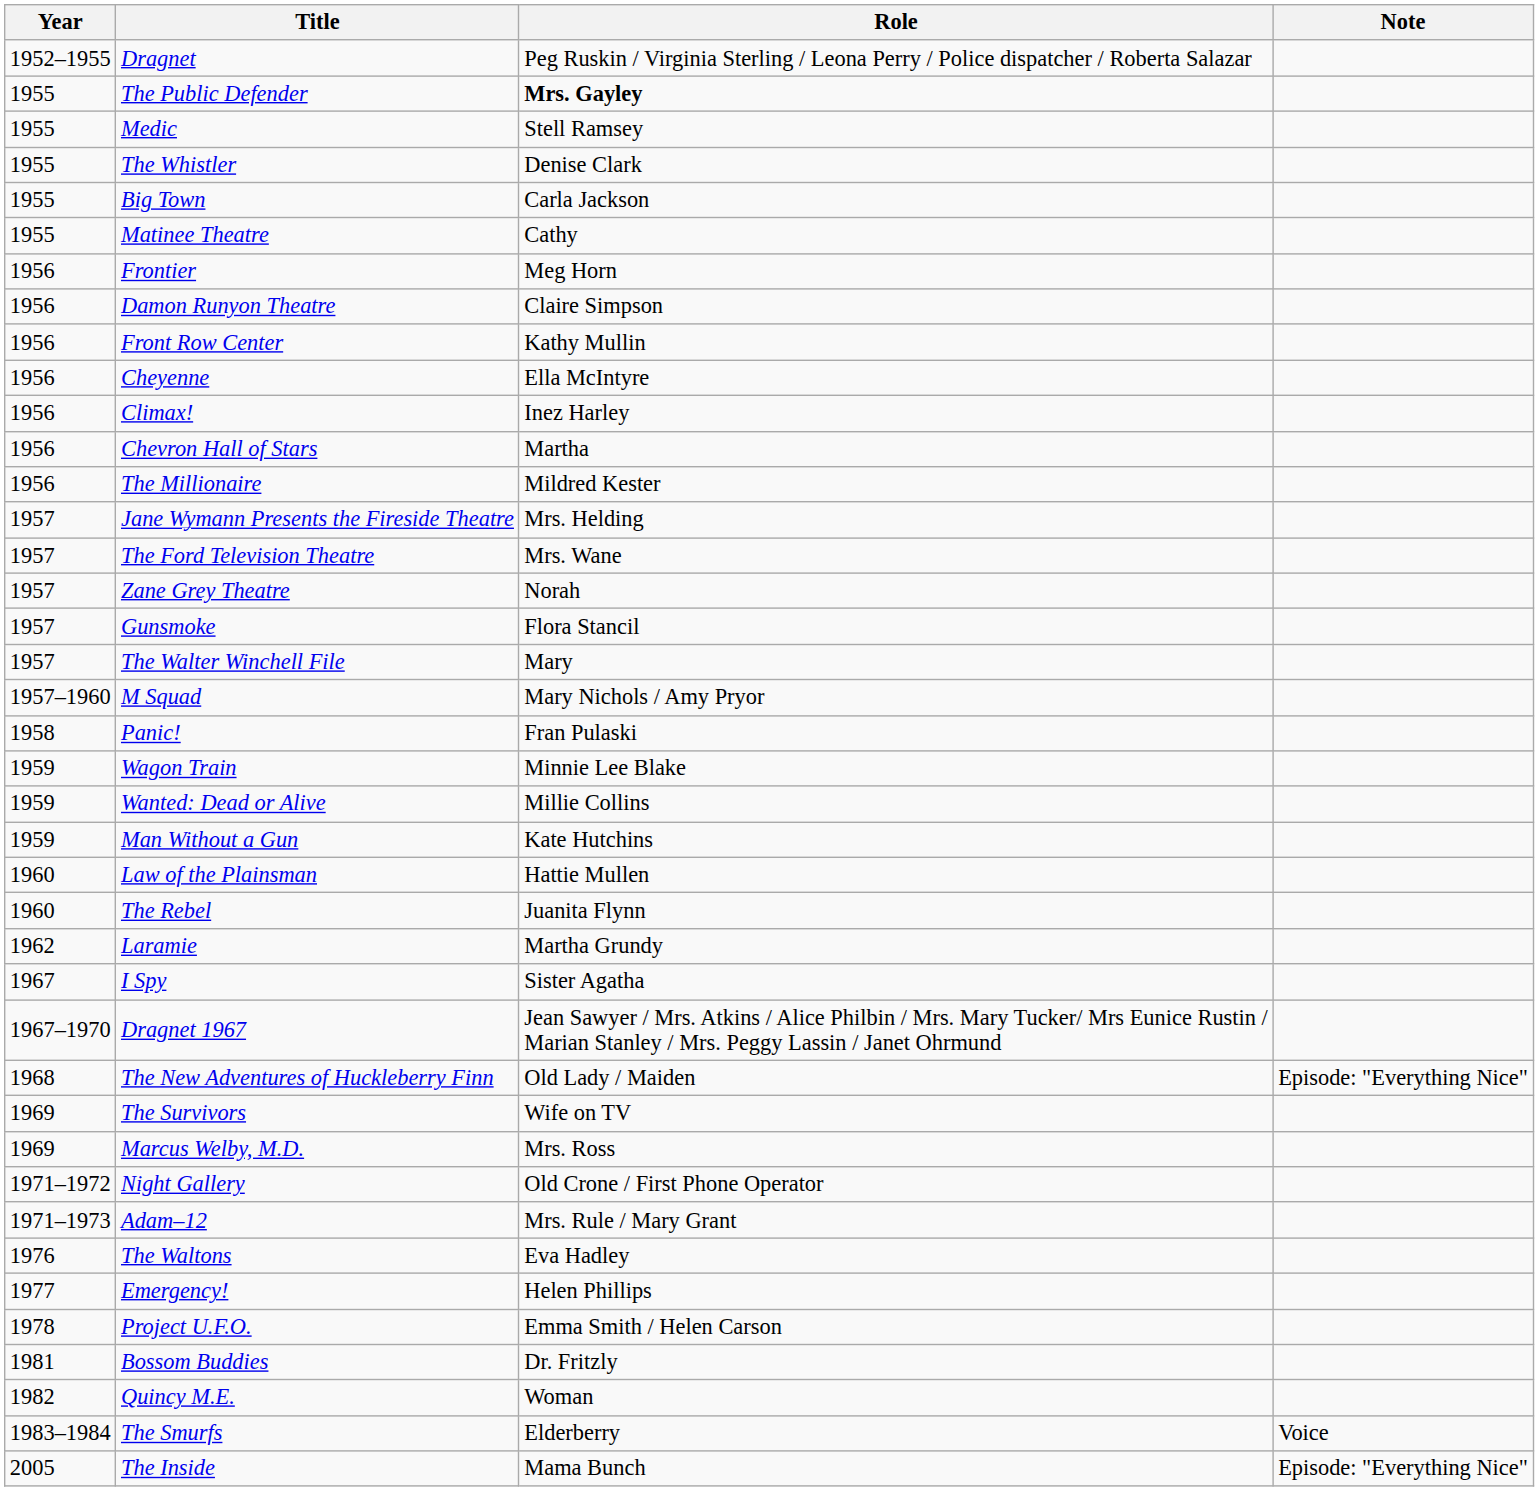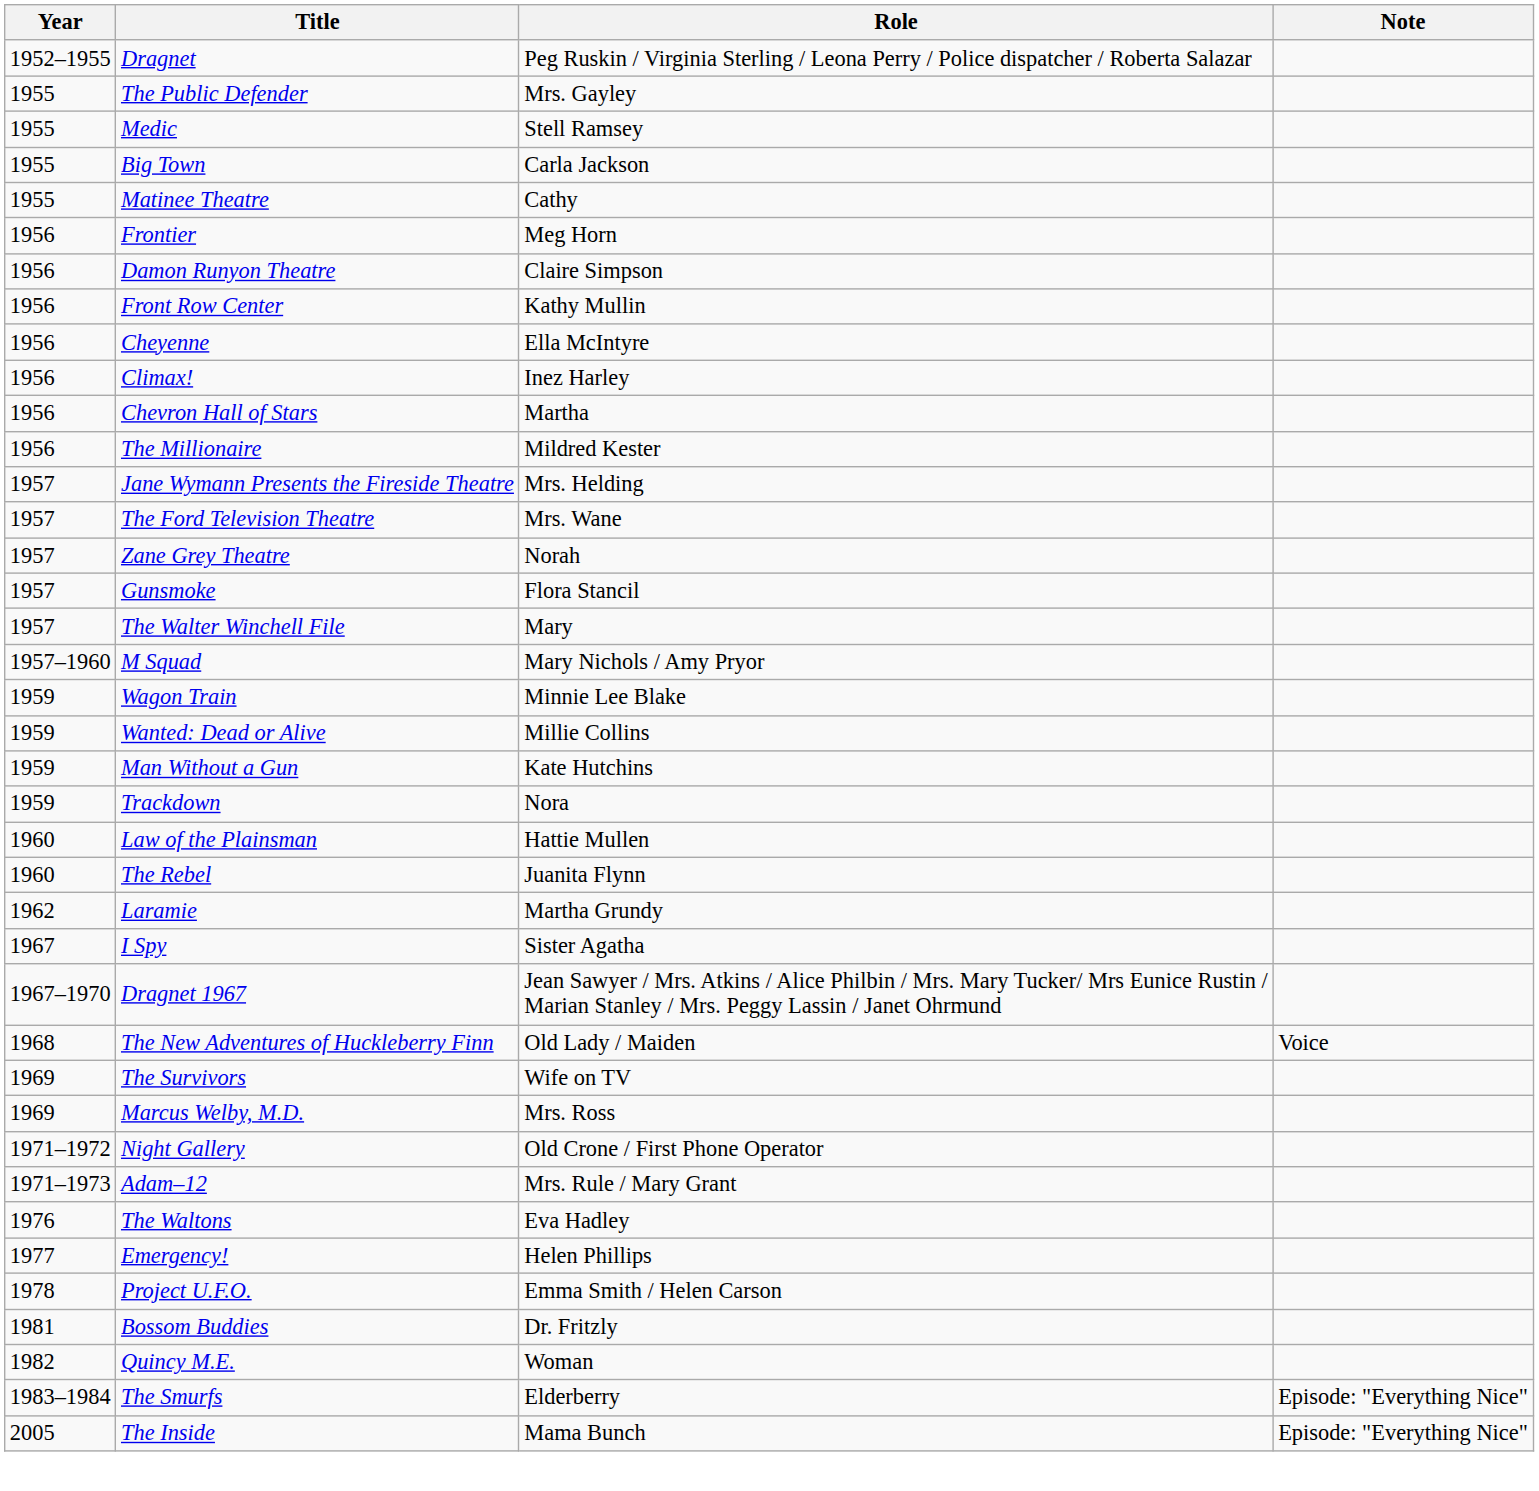(583, 93) bold -> (580, 93) normal
- row: (179, 164)
- row: (151, 732)
+ row: (171, 803)
(1403, 1077) Episode: "Everything Nice" -> (1303, 1042) Voice
(1303, 1432) Voice -> (1403, 1397) Episode: "Everything Nice"
